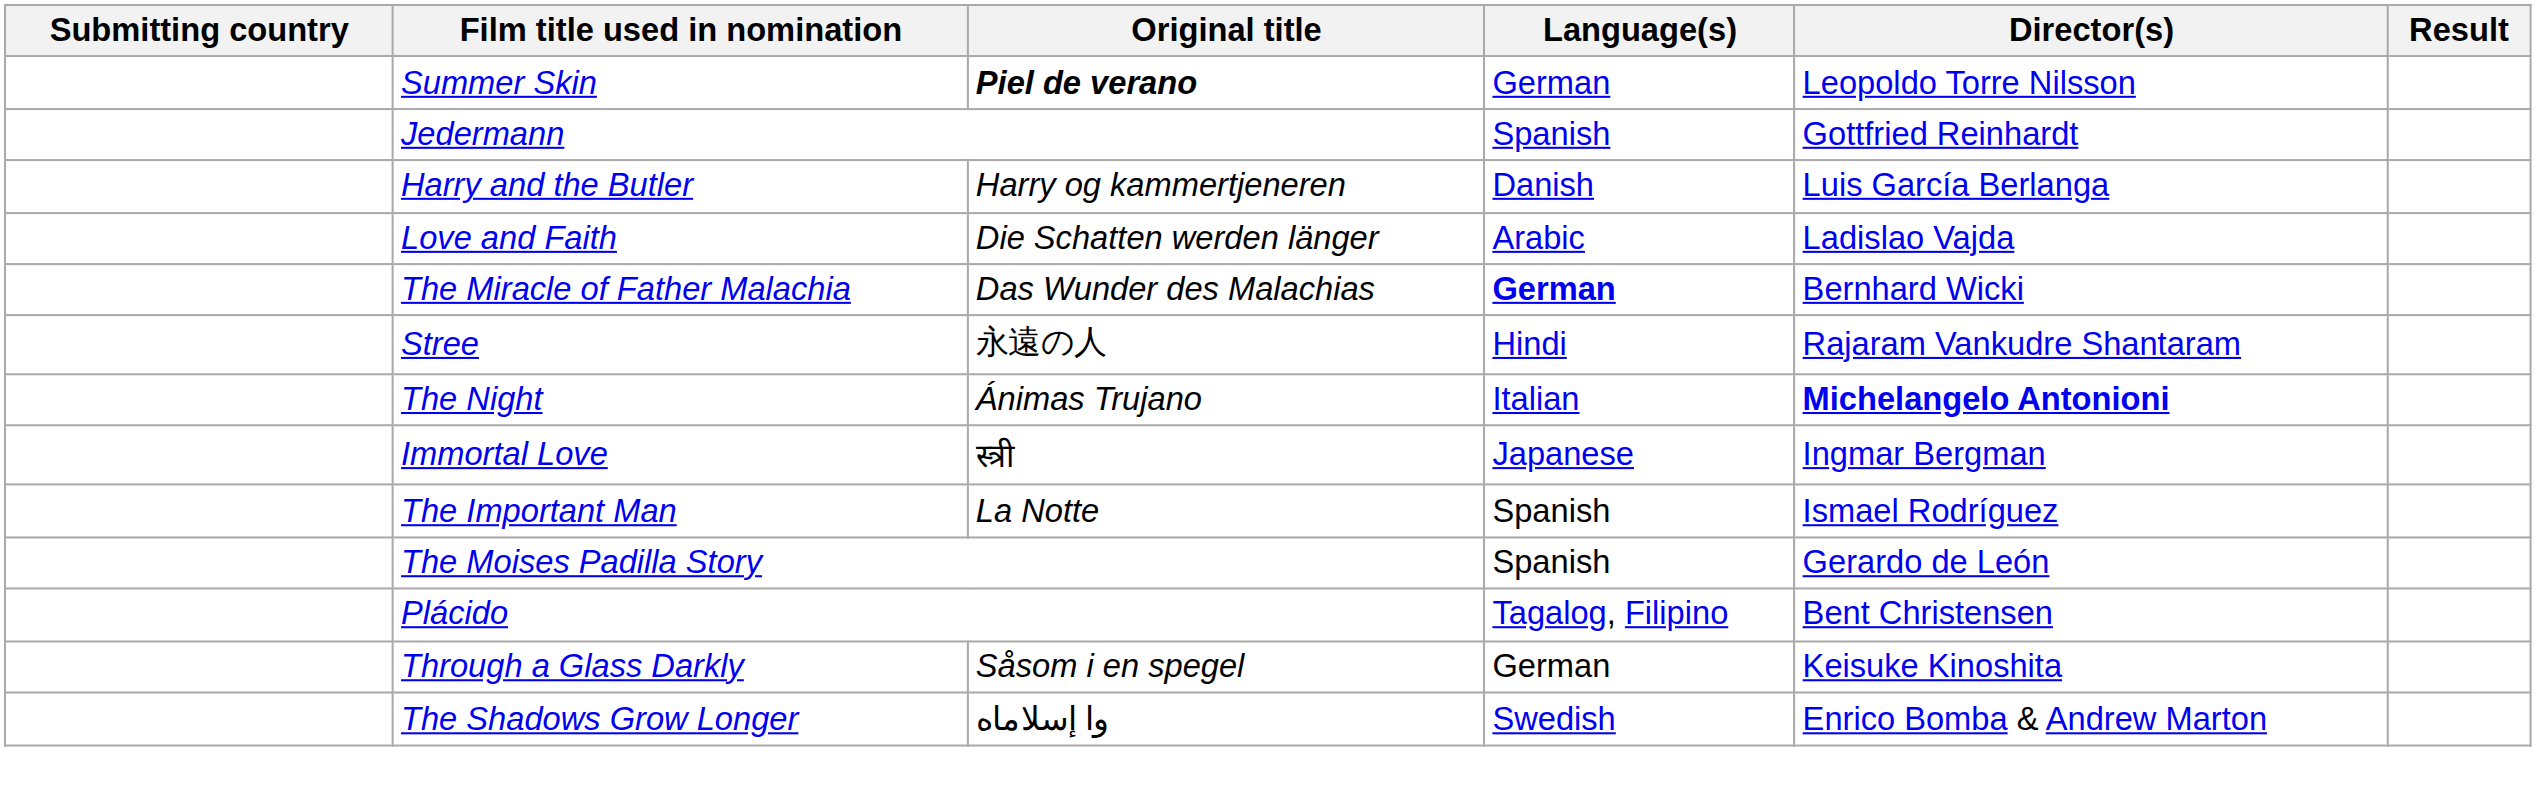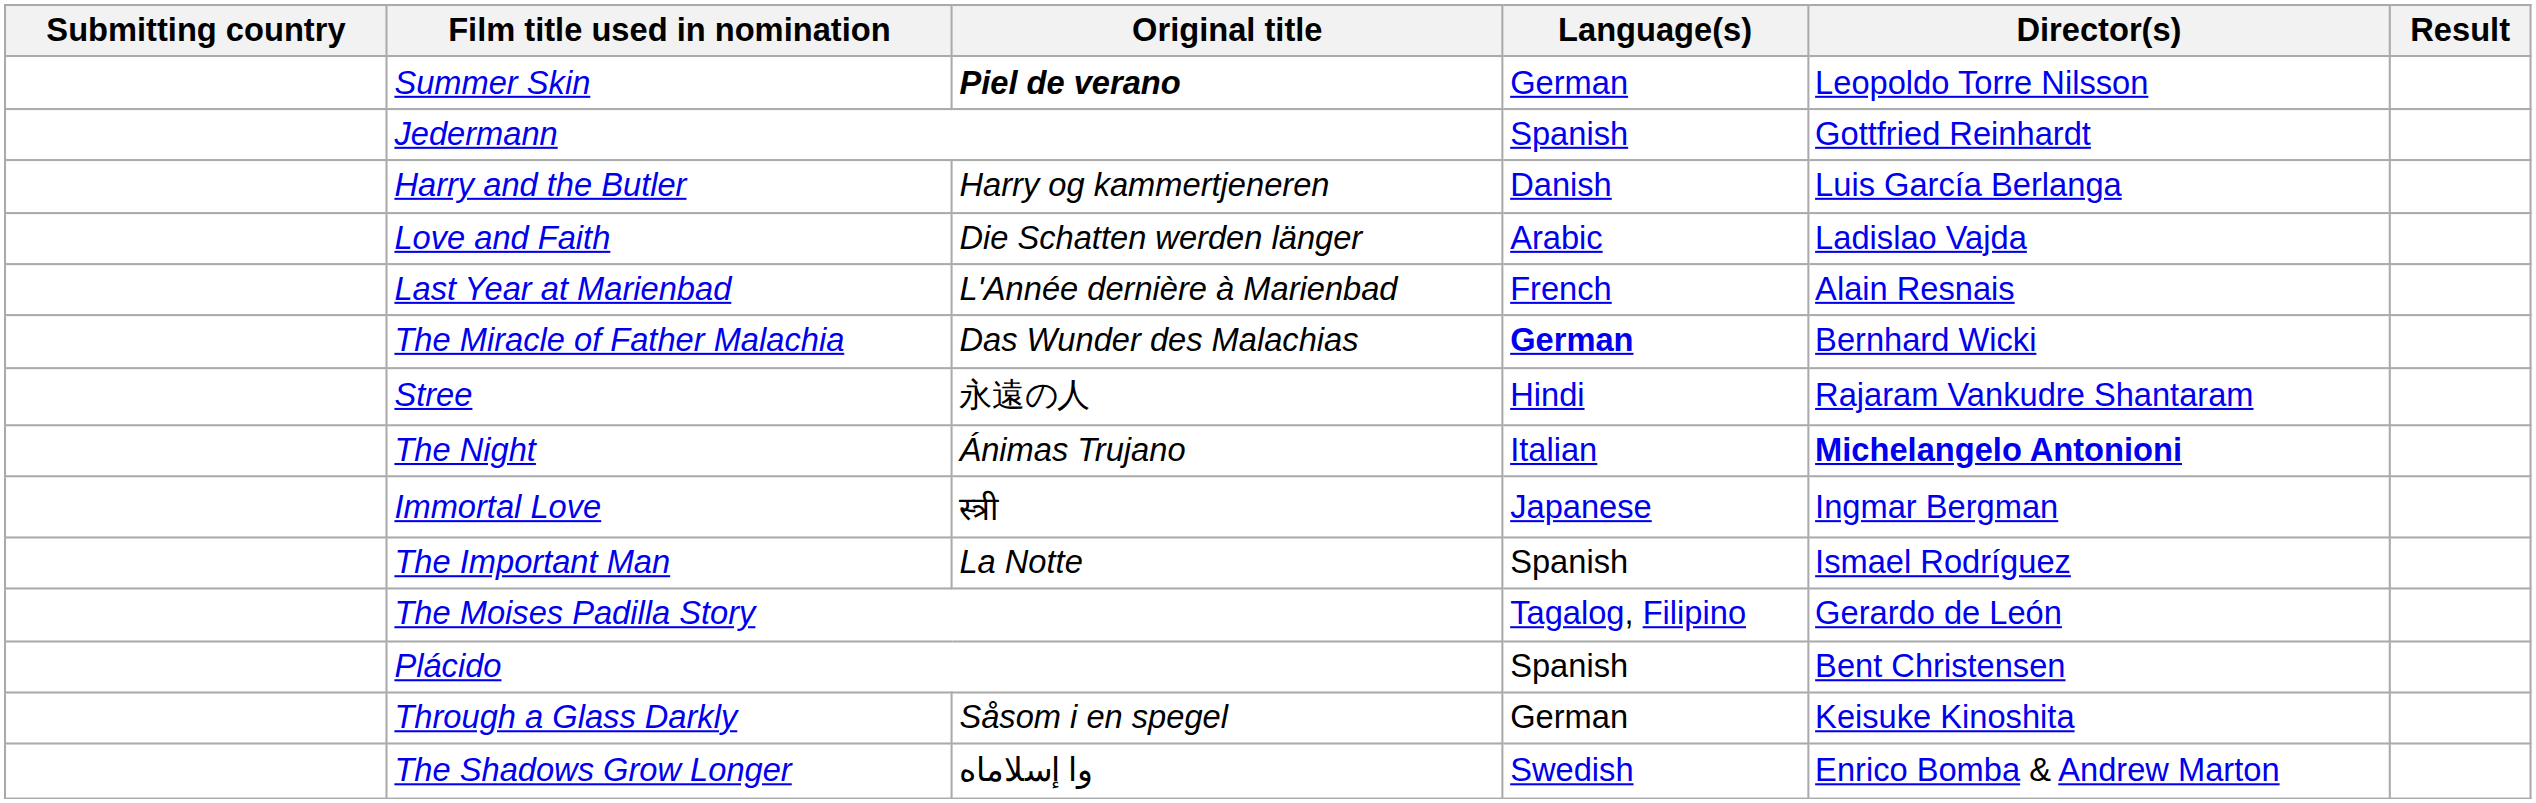+ row: (563, 289)
(1551, 562) Spanish -> (1628, 614) Tagalog, Filipino
(1610, 614) Tagalog, Filipino -> (1569, 665) Spanish
